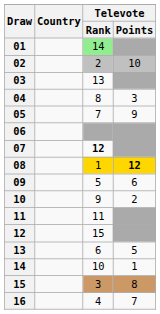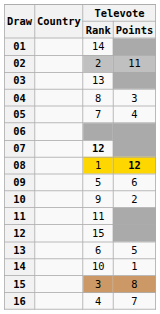(98, 47) lightgreen background -> (98, 47) no background
(134, 64) 10 -> (134, 64) 11
(134, 115) 9 -> (134, 115) 4
